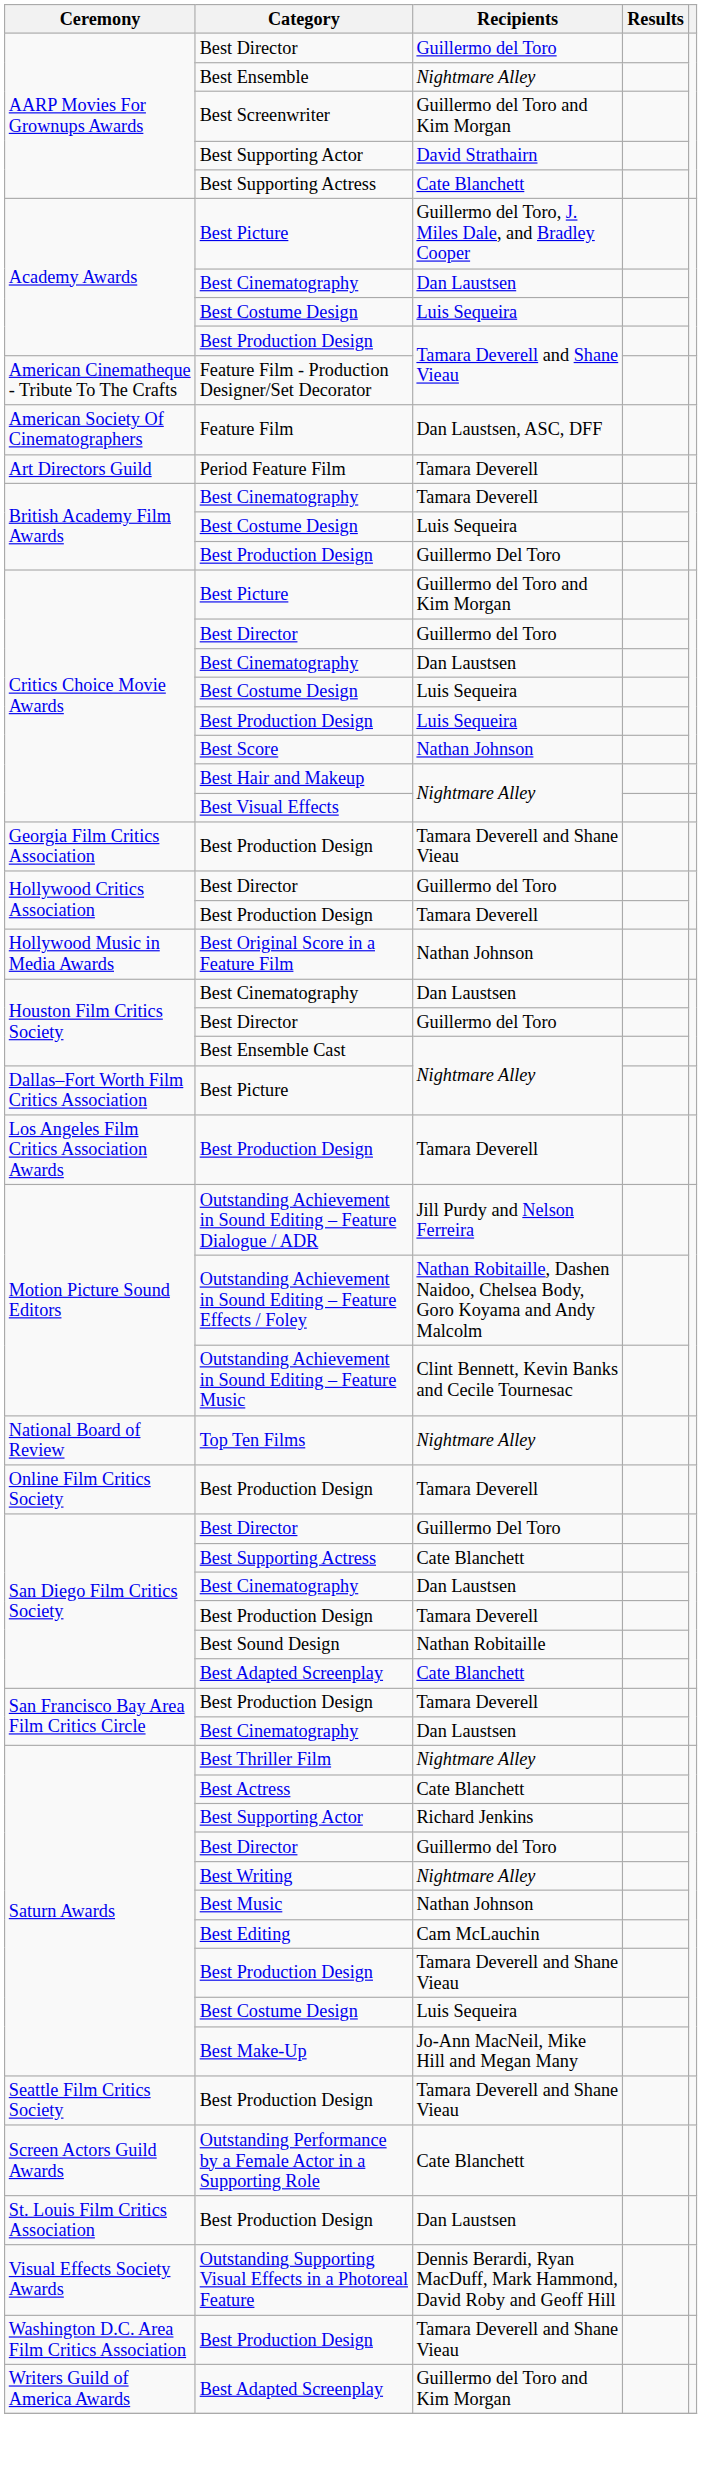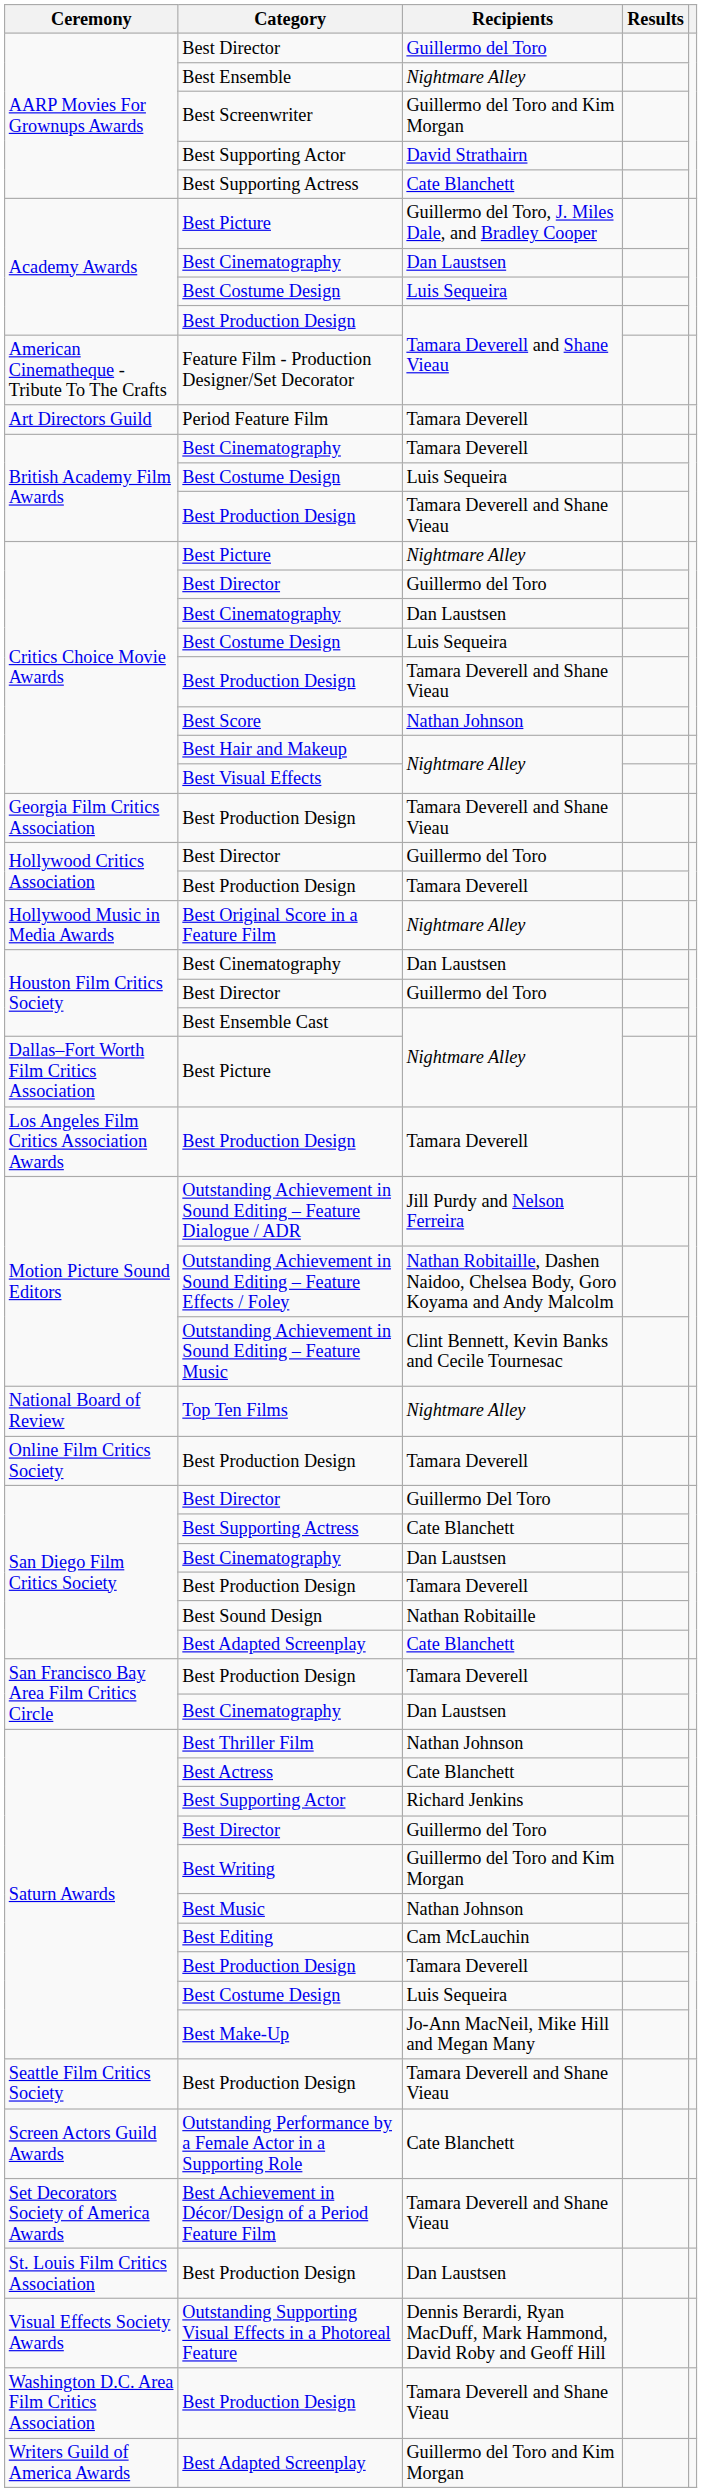- row: (86, 429)
(489, 555) Guillermo Del Toro -> (507, 516) Tamara Deverell and Shane Vieau
(502, 594) Guillermo del Toro and Kim Morgan -> (466, 555) Nightmare Alley
(467, 720) Luis Sequeira -> (507, 681) Tamara Deverell and Shane Vieau
(475, 953) Nathan Johnson -> (466, 924) Nightmare Alley
(476, 1760) Nightmare Alley -> (465, 1743) Nathan Johnson
(476, 1875) Nightmare Alley -> (510, 1869) Guillermo del Toro and Kim Morgan
(517, 1972) Tamara Deverell and Shane Vieau -> (467, 1966) Tamara Deverell
+ row: (79, 2213)
